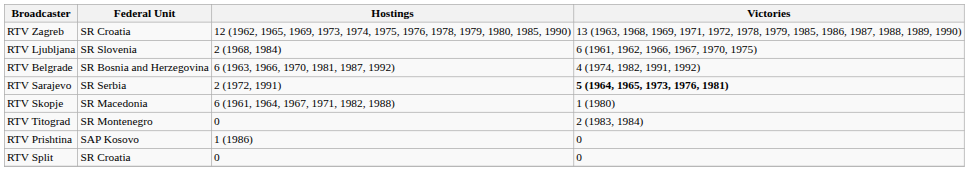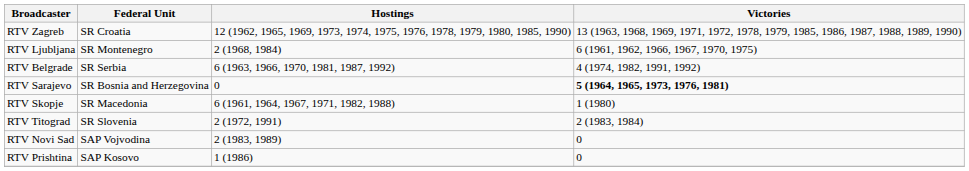(109, 49) SR Slovenia -> (117, 49) SR Montenegro
(145, 67) SR Bosnia and Herzegovina -> (103, 67) SR Serbia
(103, 85) SR Serbia -> (145, 85) SR Bosnia and Herzegovina
(248, 85) 2 (1972, 1991) -> (217, 85) 0
(117, 121) SR Montenegro -> (109, 121) SR Slovenia
(217, 121) 0 -> (248, 121) 2 (1972, 1991)
+ row: (41, 139)
- row: (30, 157)
